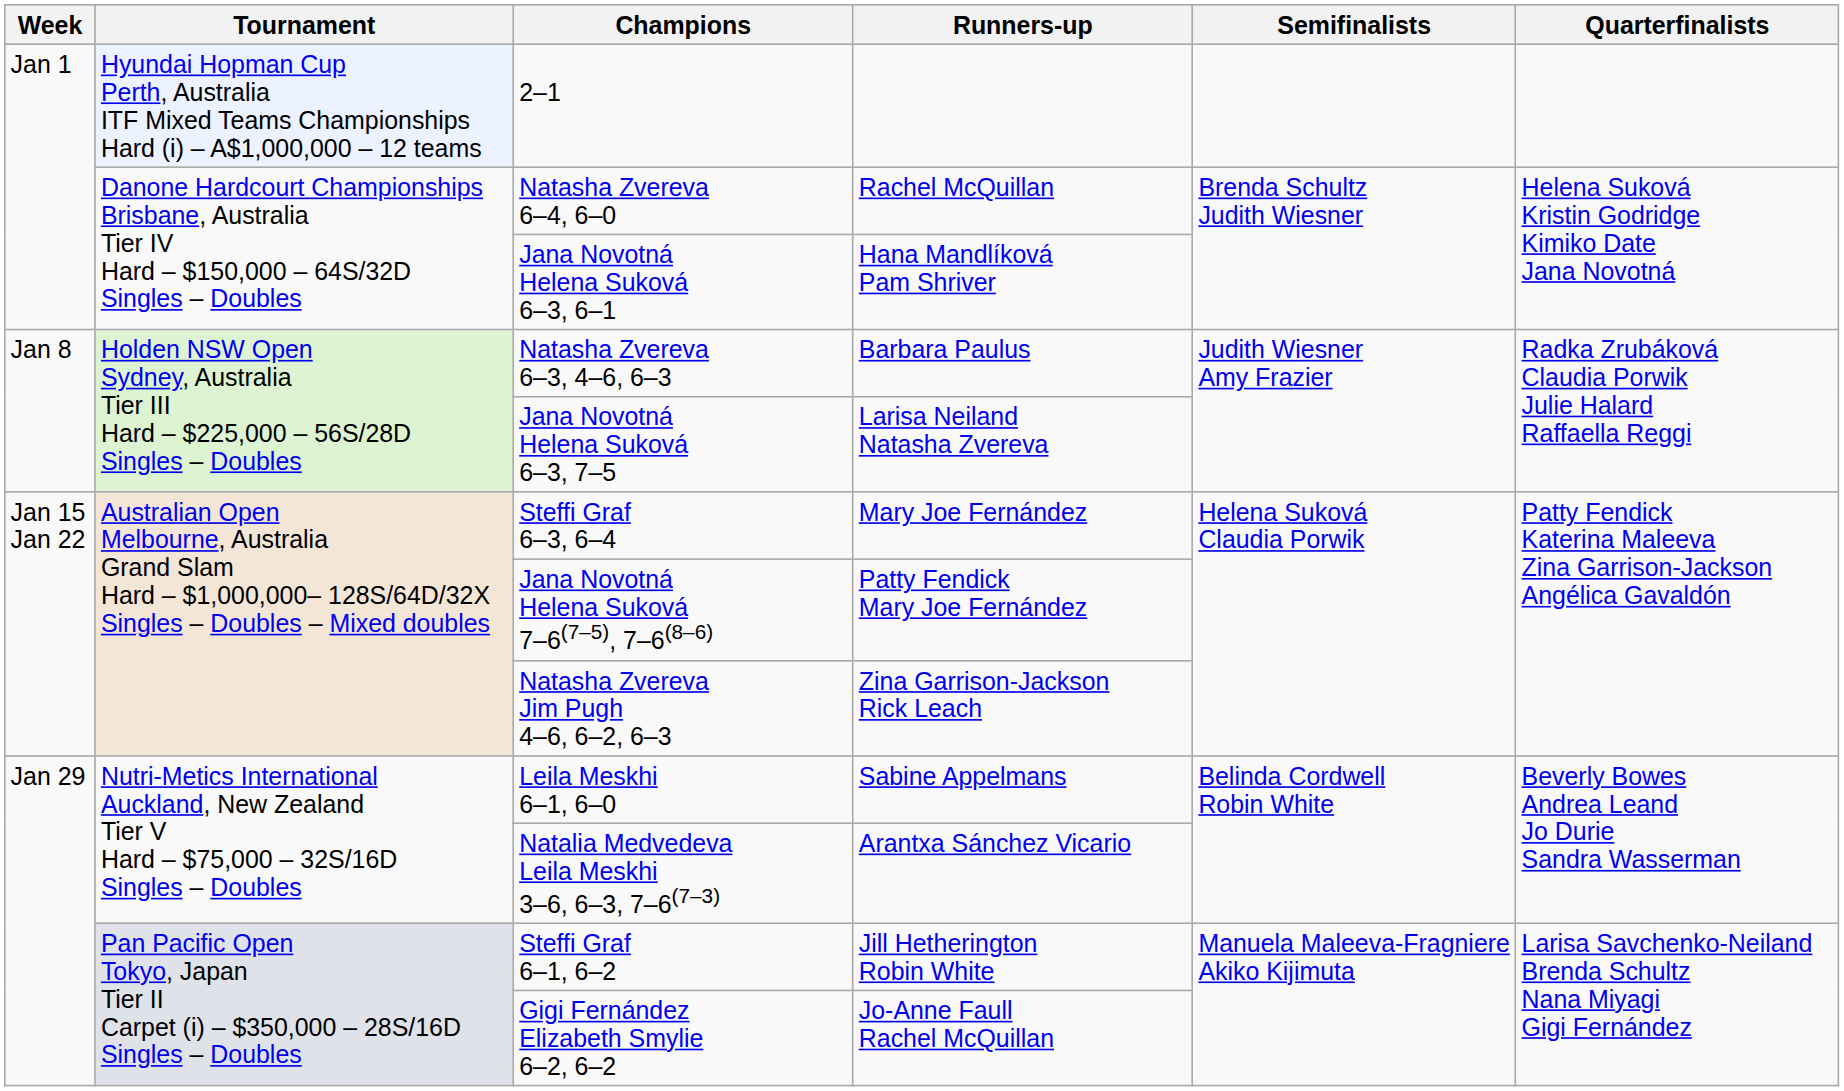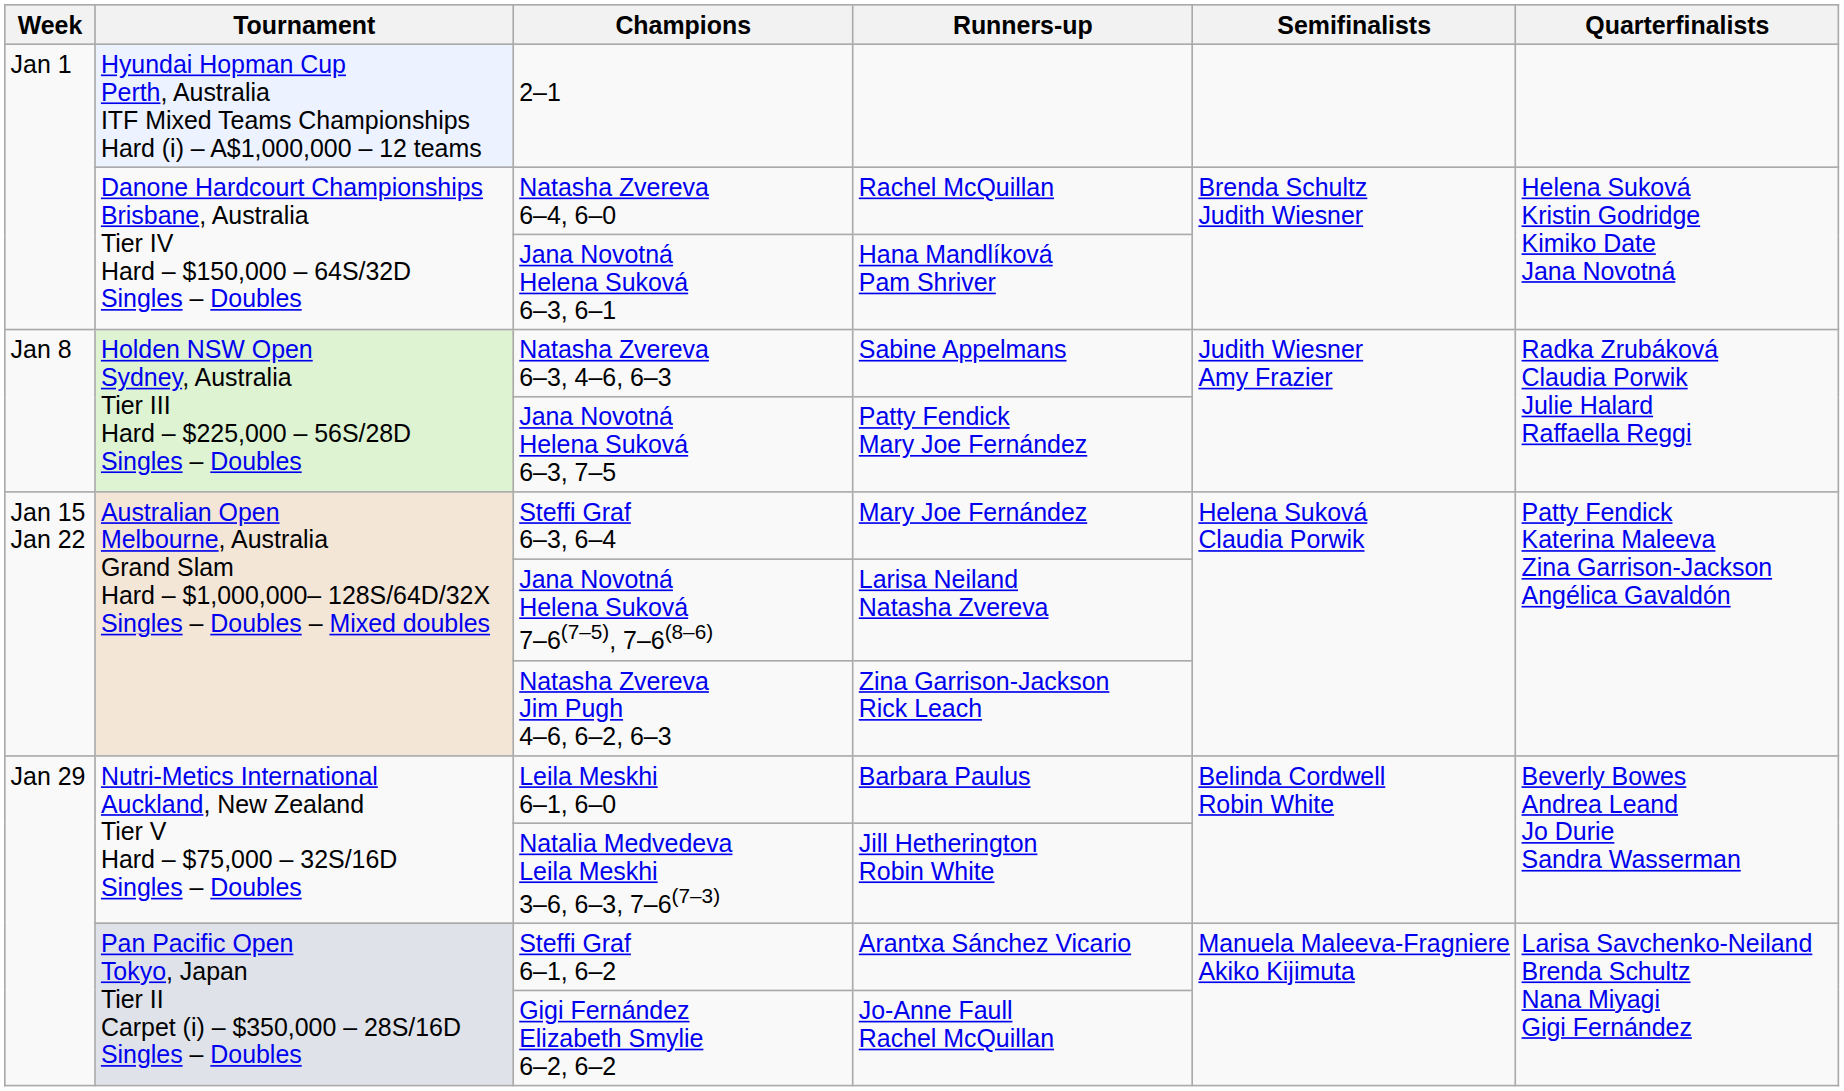(945, 350) Barbara Paulus -> (963, 350) Sabine Appelmans
(954, 431) Larisa Neiland Natasha Zvereva -> (973, 431) Patty Fendick Mary Joe Fernández
(973, 594) Patty Fendick Mary Joe Fernández -> (954, 594) Larisa Neiland Natasha Zvereva
(963, 775) Sabine Appelmans -> (945, 775) Barbara Paulus
(995, 843) Arantxa Sánchez Vicario -> (948, 857) Jill Hetherington Robin White
(948, 957) Jill Hetherington Robin White -> (995, 943) Arantxa Sánchez Vicario
